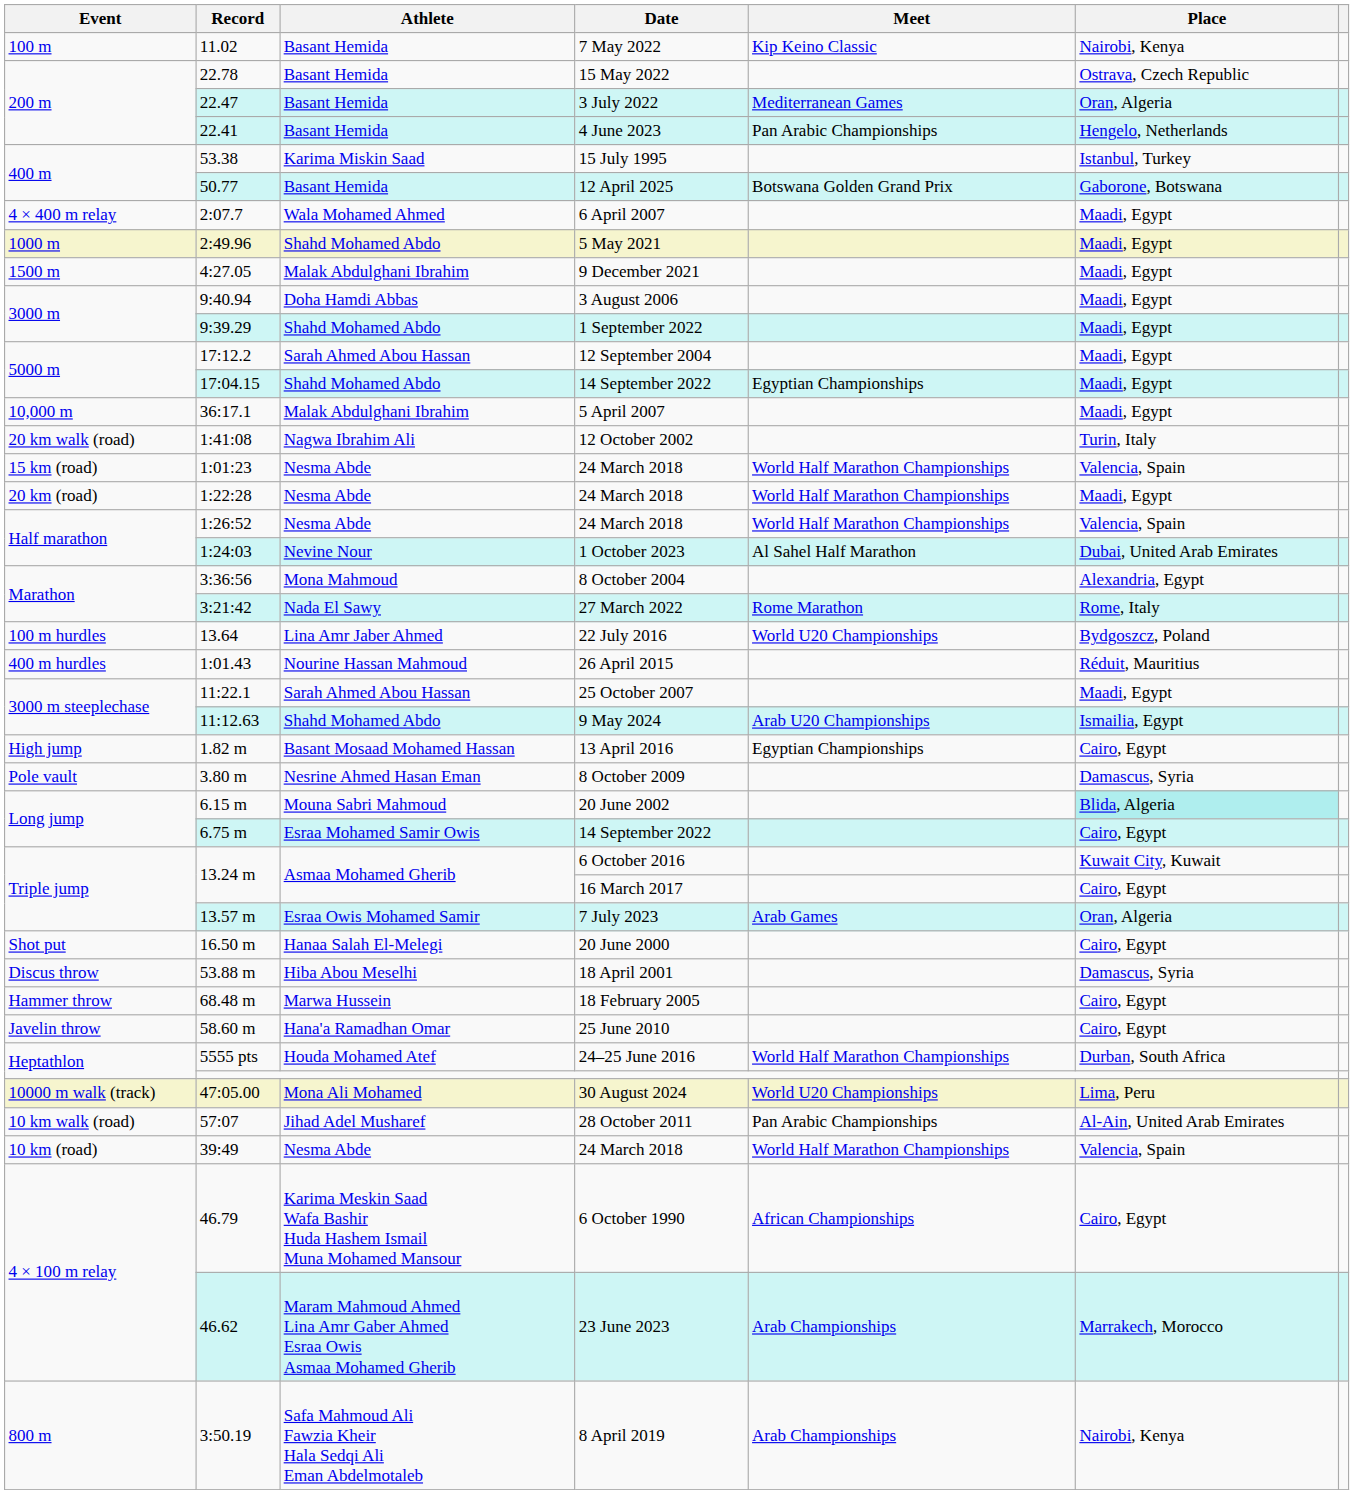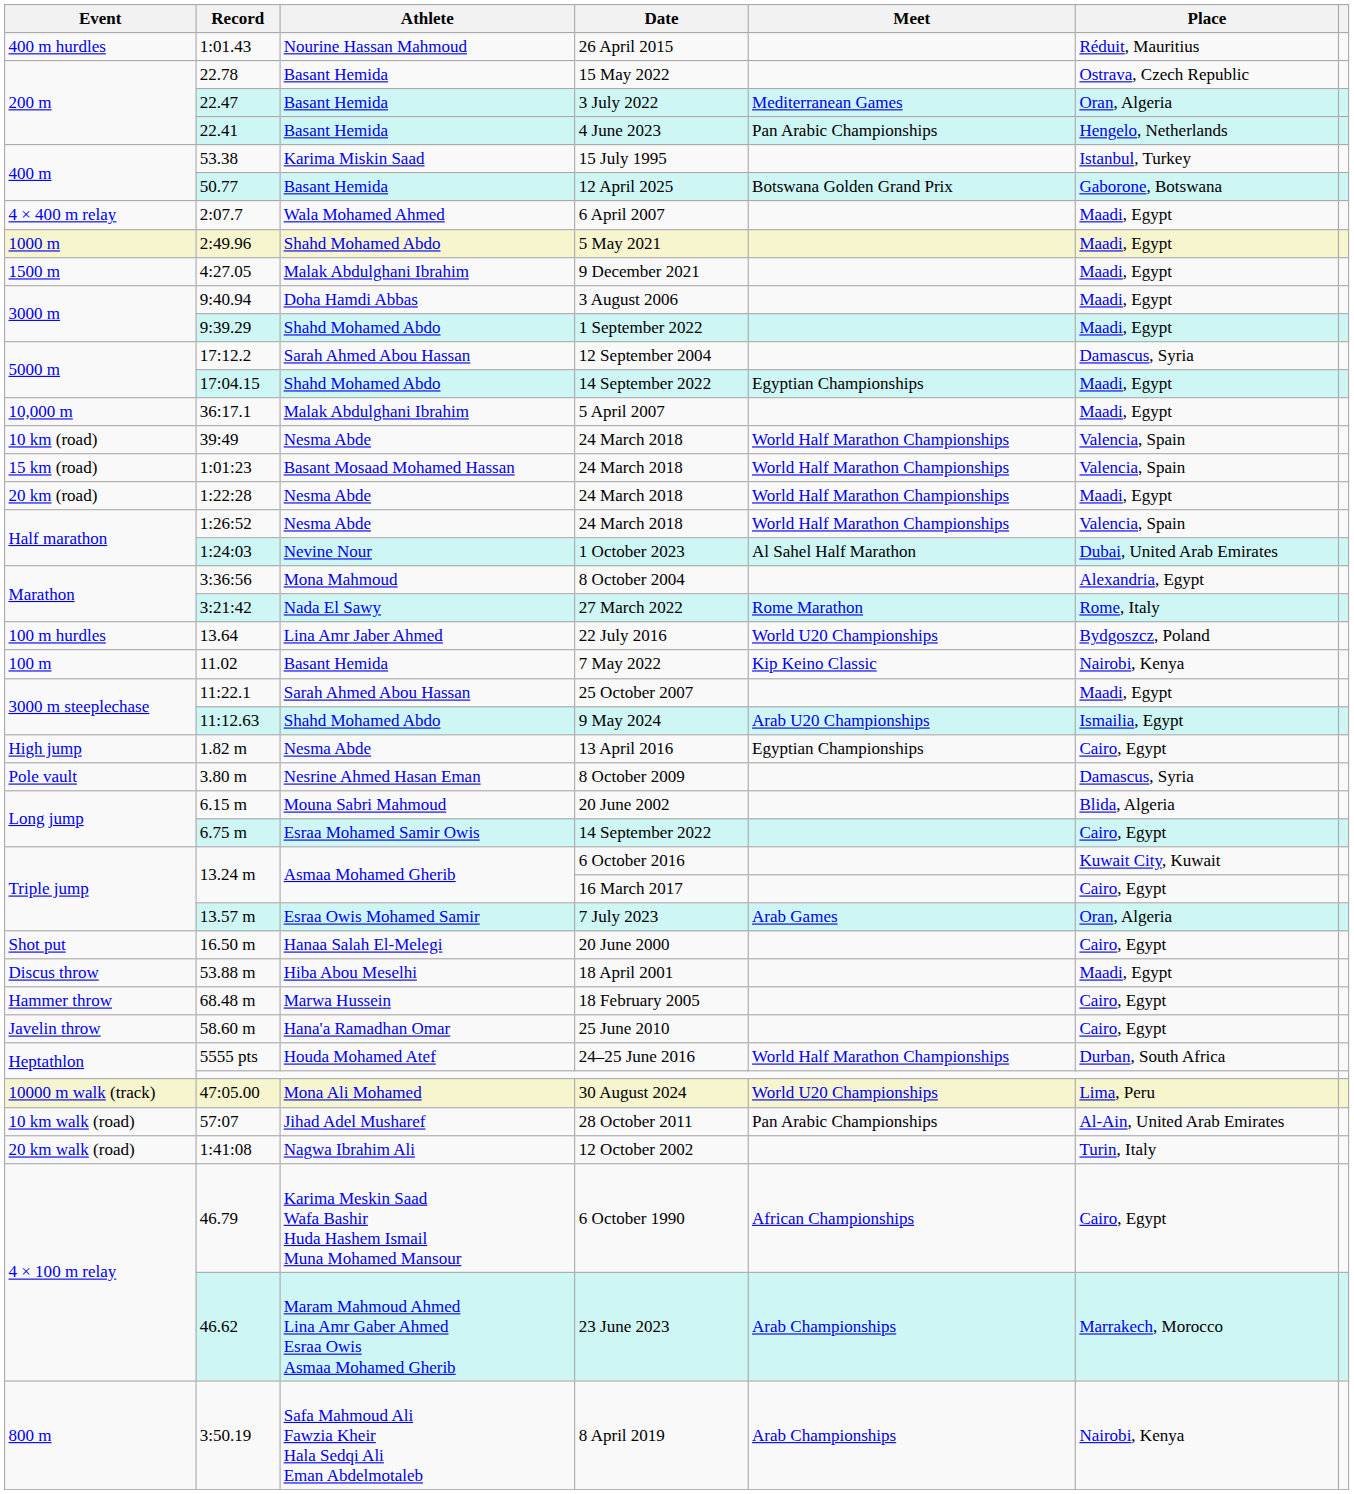rows swapped: (219, 46) <-> (226, 664)
(1126, 355) Maadi, Egypt -> (1137, 355) Damascus, Syria
rows swapped: (219, 1149) <-> (226, 439)
(327, 467) Nesma Abde -> (399, 467) Basant Mosaad Mohamed Hassan
(399, 748) Basant Mosaad Mohamed Hassan -> (327, 748) Nesma Abde
(1127, 804) paleturquoise background -> (1127, 804) no background
(1137, 973) Damascus, Syria -> (1126, 973) Maadi, Egypt
